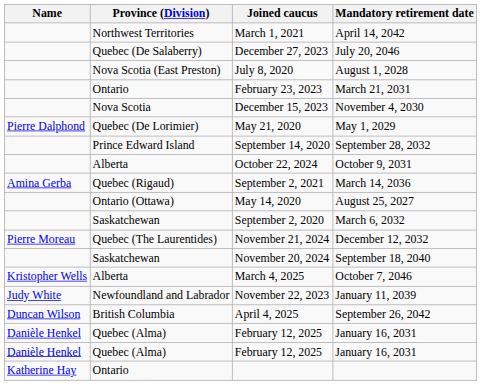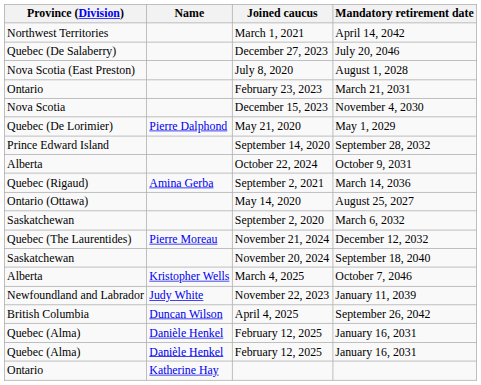columns swapped: (47, 13) <-> (161, 13)
